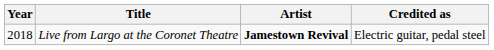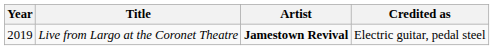(20, 34) 2018 -> (20, 34) 2019
